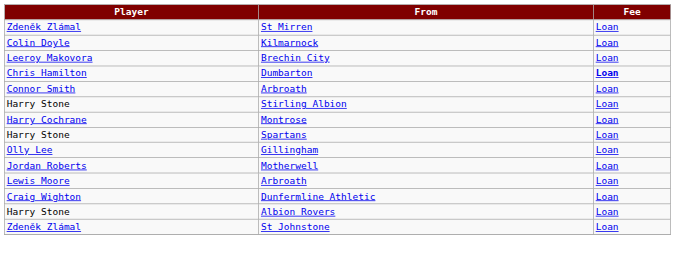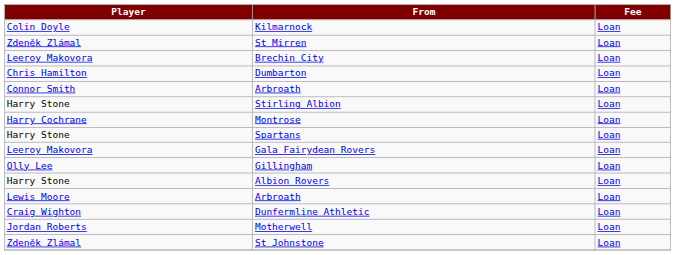rows swapped: (38, 43) <-> (44, 28)
(607, 74) bold -> (609, 74) normal
+ row: (50, 151)
rows swapped: (47, 166) <-> (38, 212)
